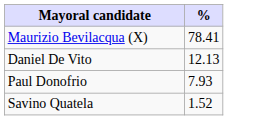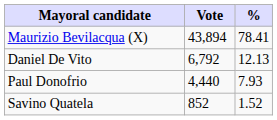+ column: (210, 15)
